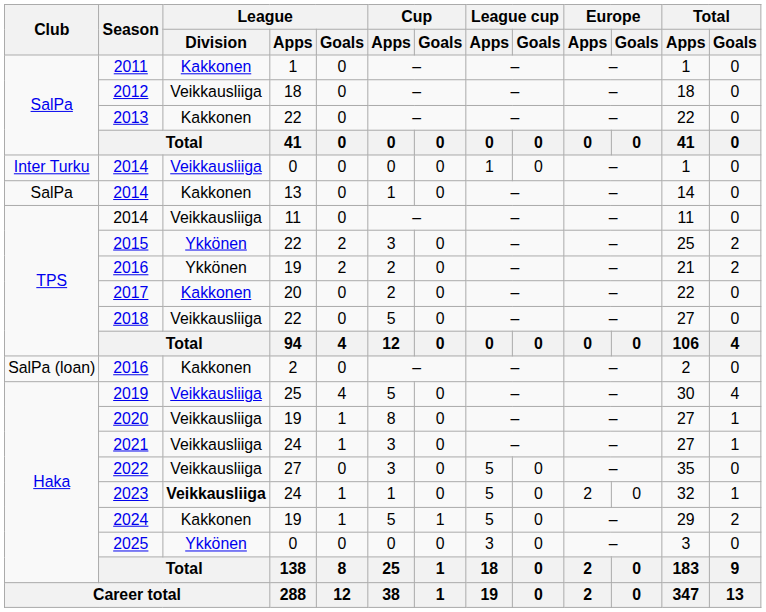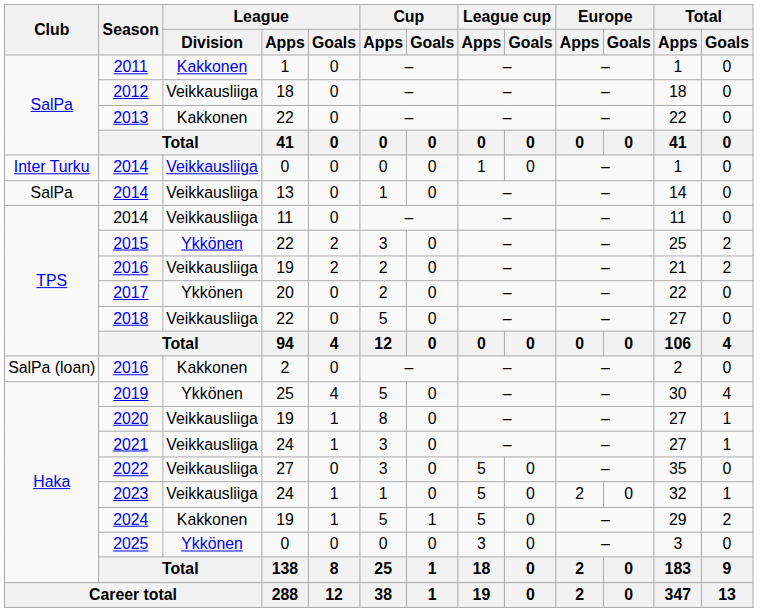(216, 192) Kakkonen -> (212, 192) Veikkausliiga
(216, 268) Ykkönen -> (212, 268) Veikkausliiga
(216, 293) Kakkonen -> (212, 293) Ykkönen
(216, 393) Veikkausliiga -> (212, 393) Ykkönen
(216, 494) bold -> (212, 494) normal
